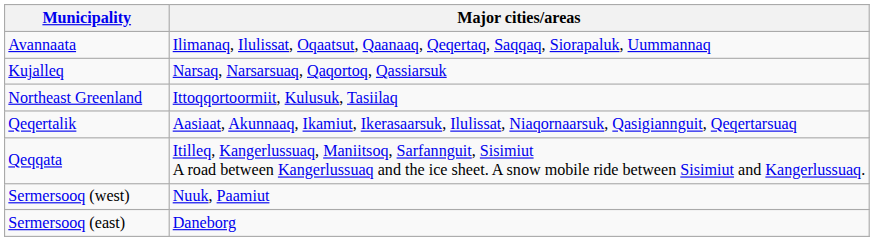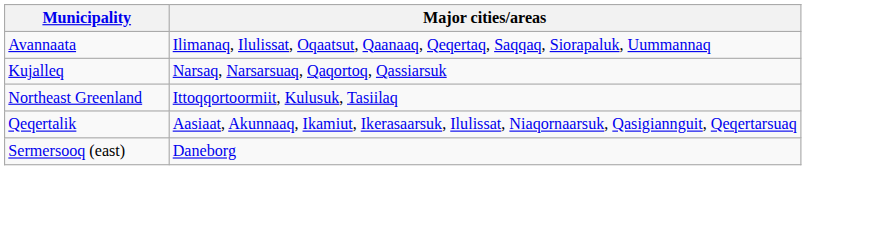- row: (35, 160)
- row: (69, 196)
